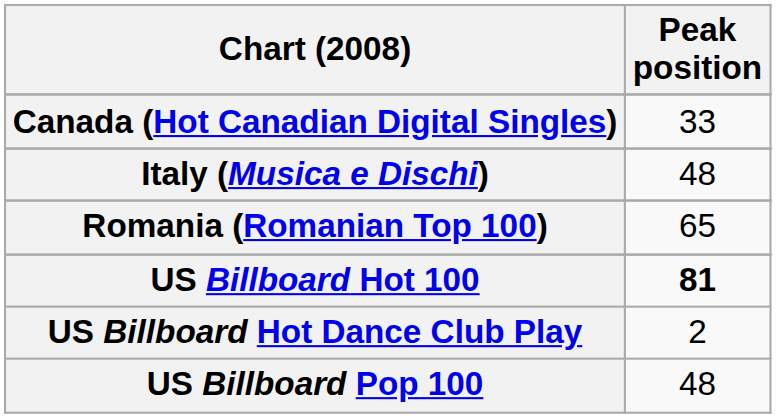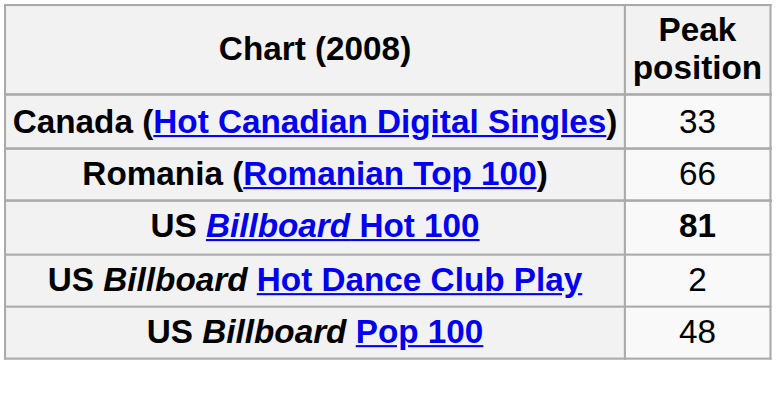- row: (315, 173)
(697, 226) 65 -> (697, 173) 66
